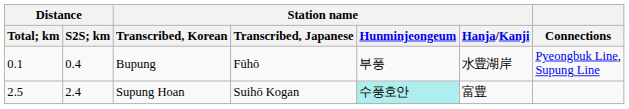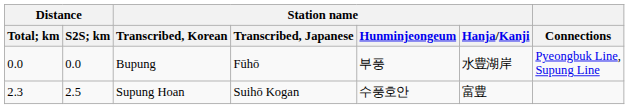(15, 63) 0.1 -> (15, 63) 0.0
(73, 63) 0.4 -> (73, 63) 0.0
(15, 92) 2.5 -> (15, 92) 2.3
(73, 92) 2.4 -> (73, 92) 2.5
(384, 92) paleturquoise background -> (384, 92) no background
